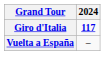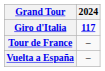+ row: (40, 43)
